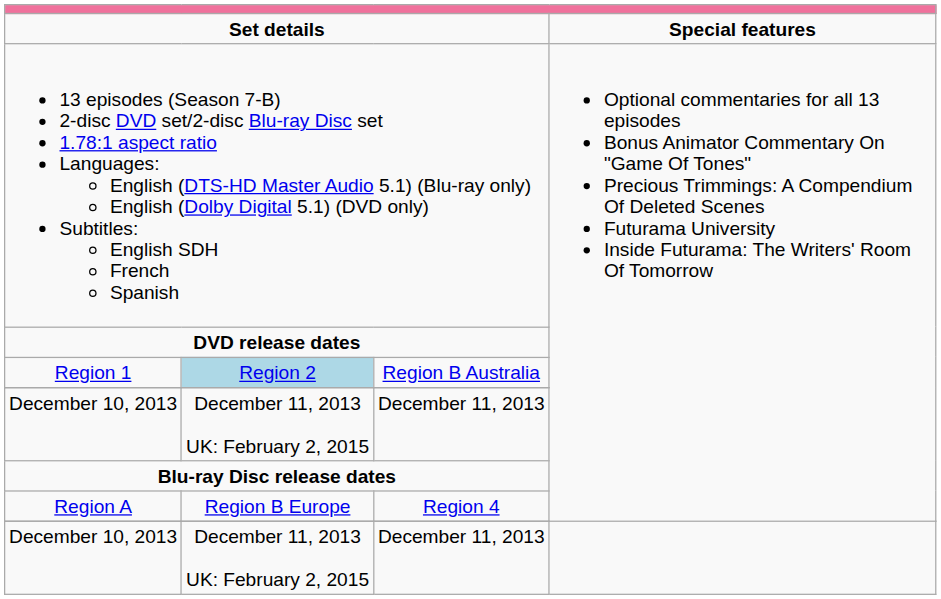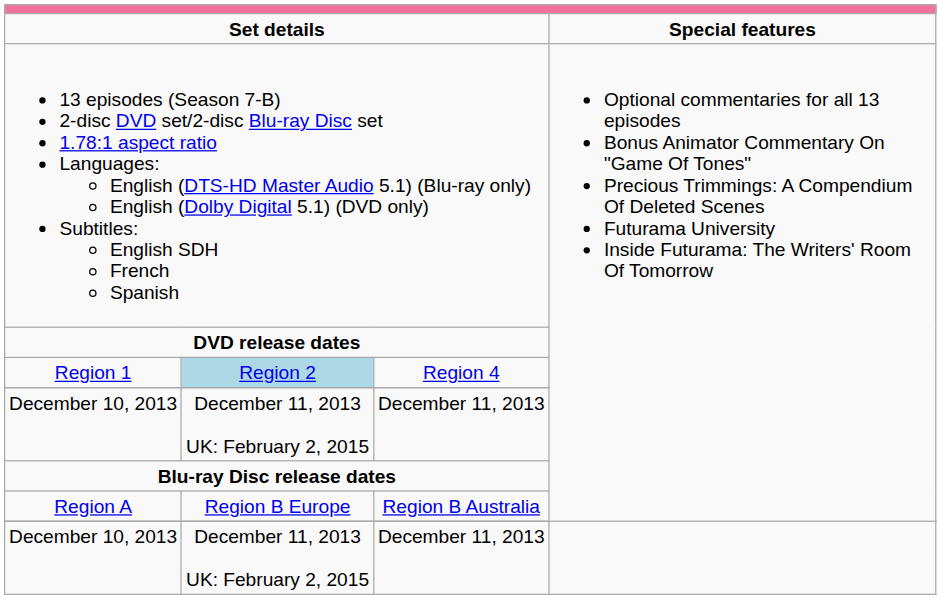(461, 372) Region B Australia -> (461, 372) Region 4
(461, 506) Region 4 -> (461, 506) Region B Australia
